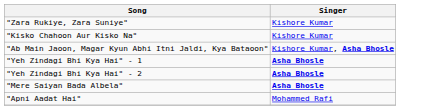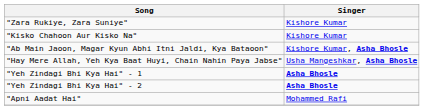+ row: (144, 61)
- row: (65, 86)
